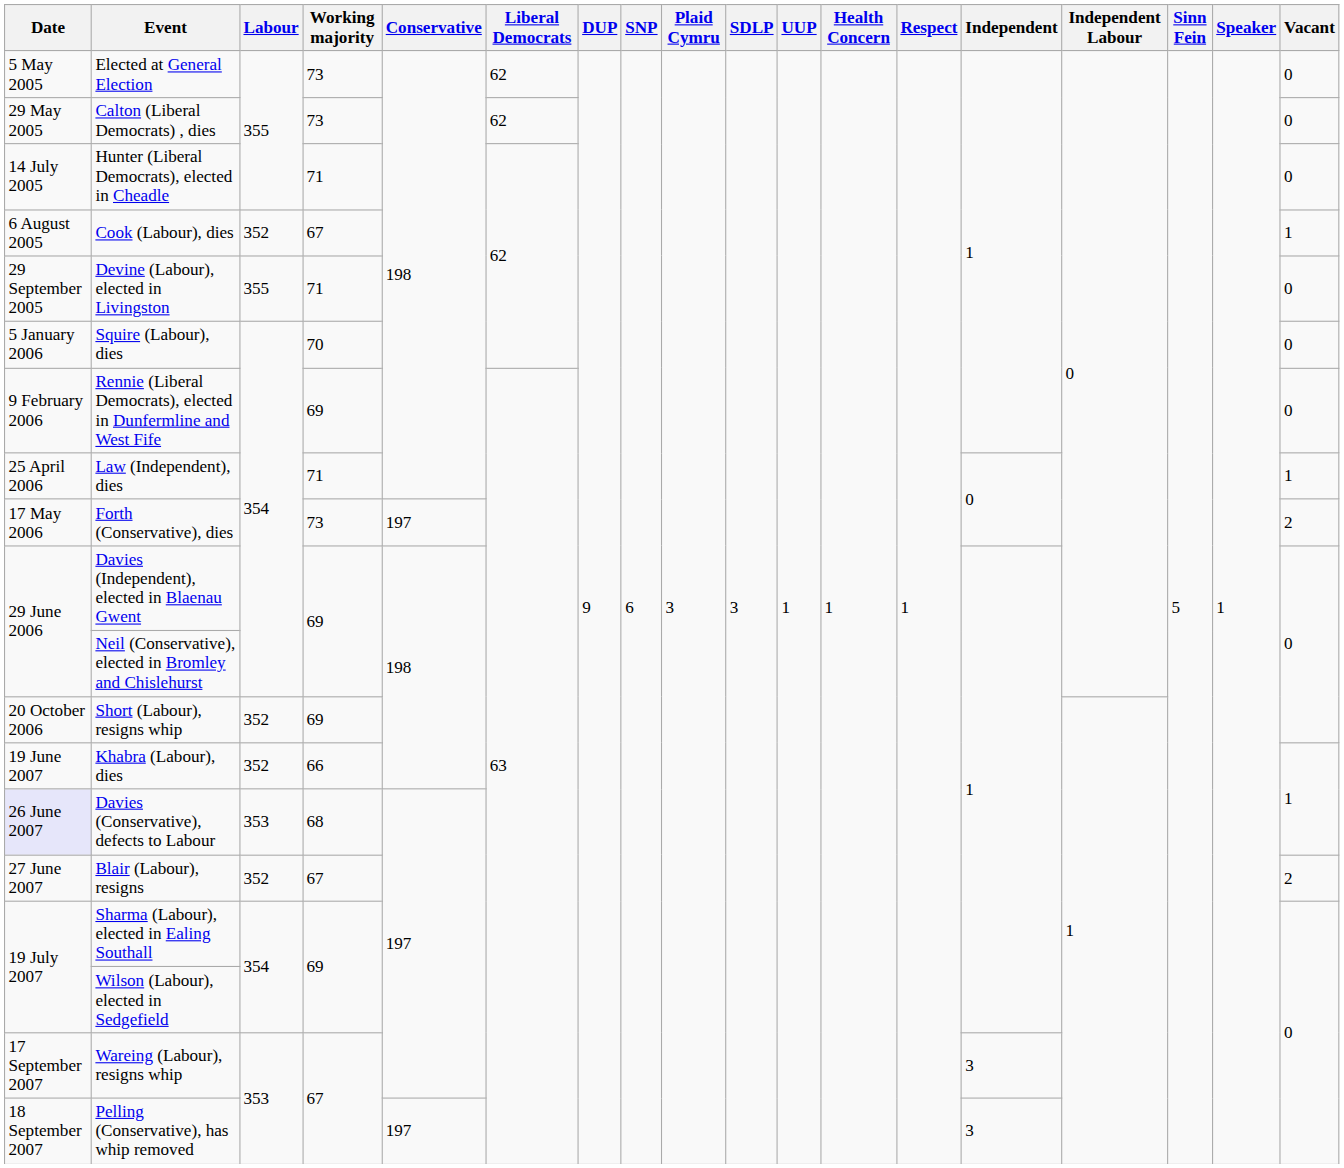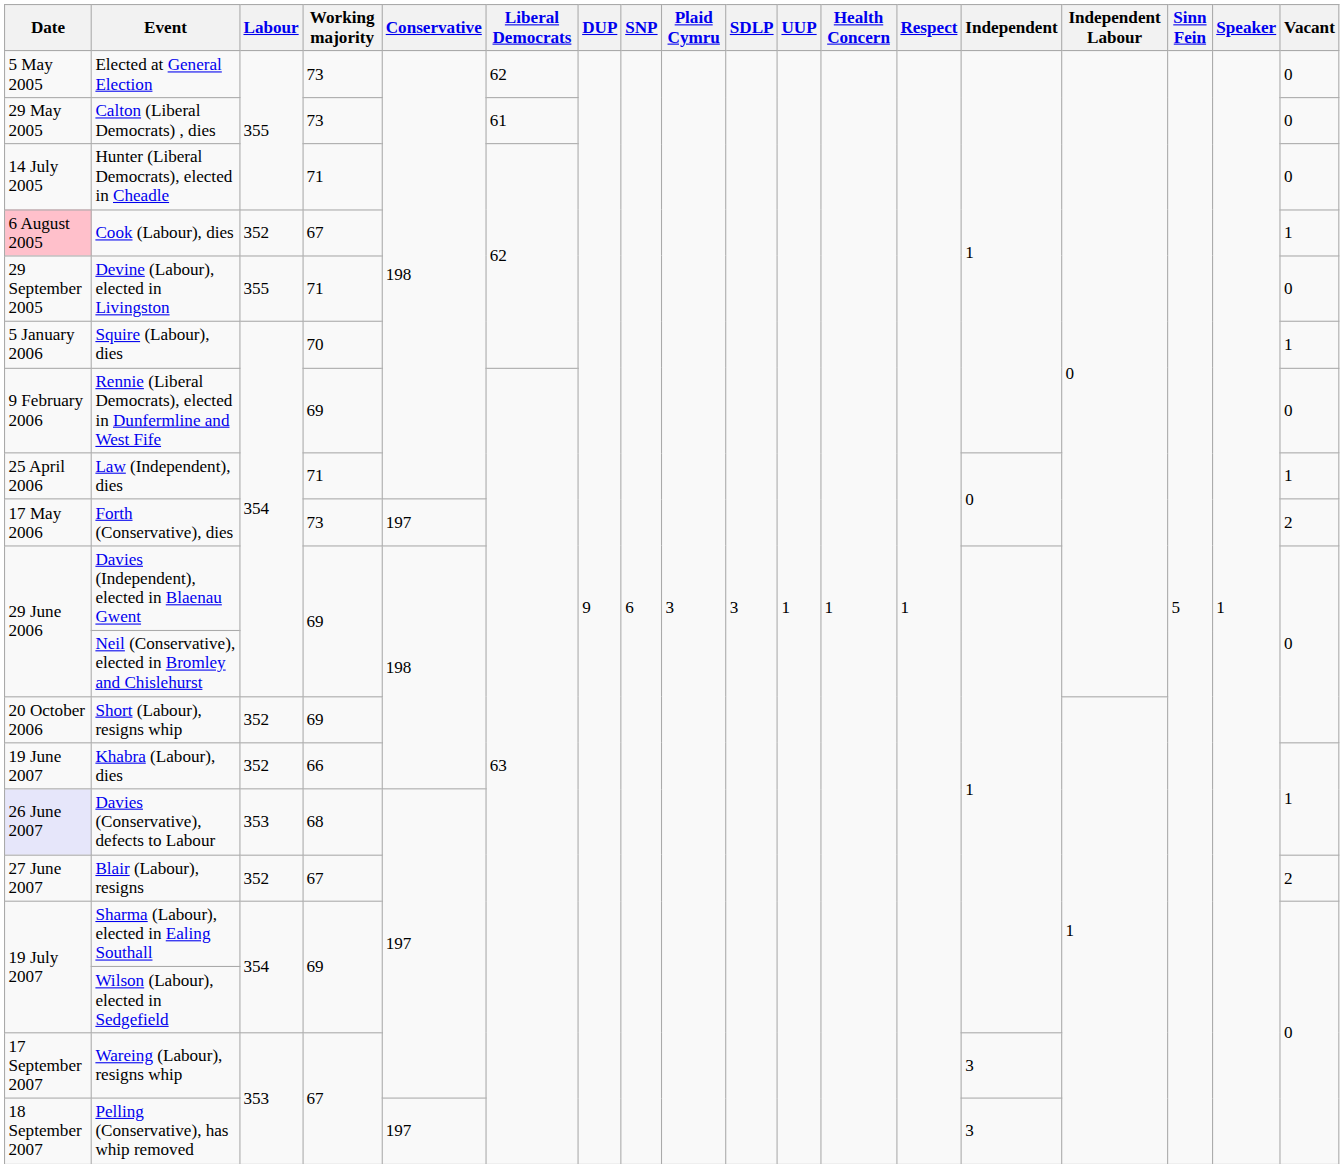(498, 120) 62 -> (498, 120) 61
(39, 232) no background -> (39, 232) pink background
(1288, 344) 0 -> (1288, 344) 1
